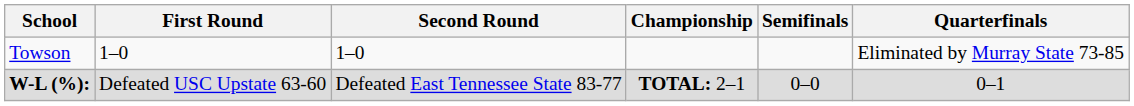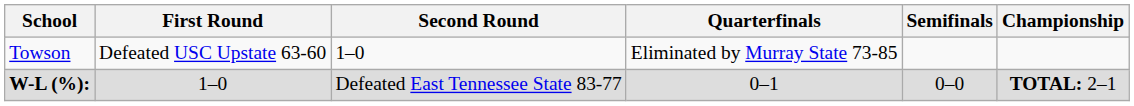columns swapped: (991, 20) <-> (692, 20)
(114, 52) 1–0 -> (213, 52) Defeated USC Upstate 63-60
(213, 85) Defeated USC Upstate 63-60 -> (213, 85) 1–0
